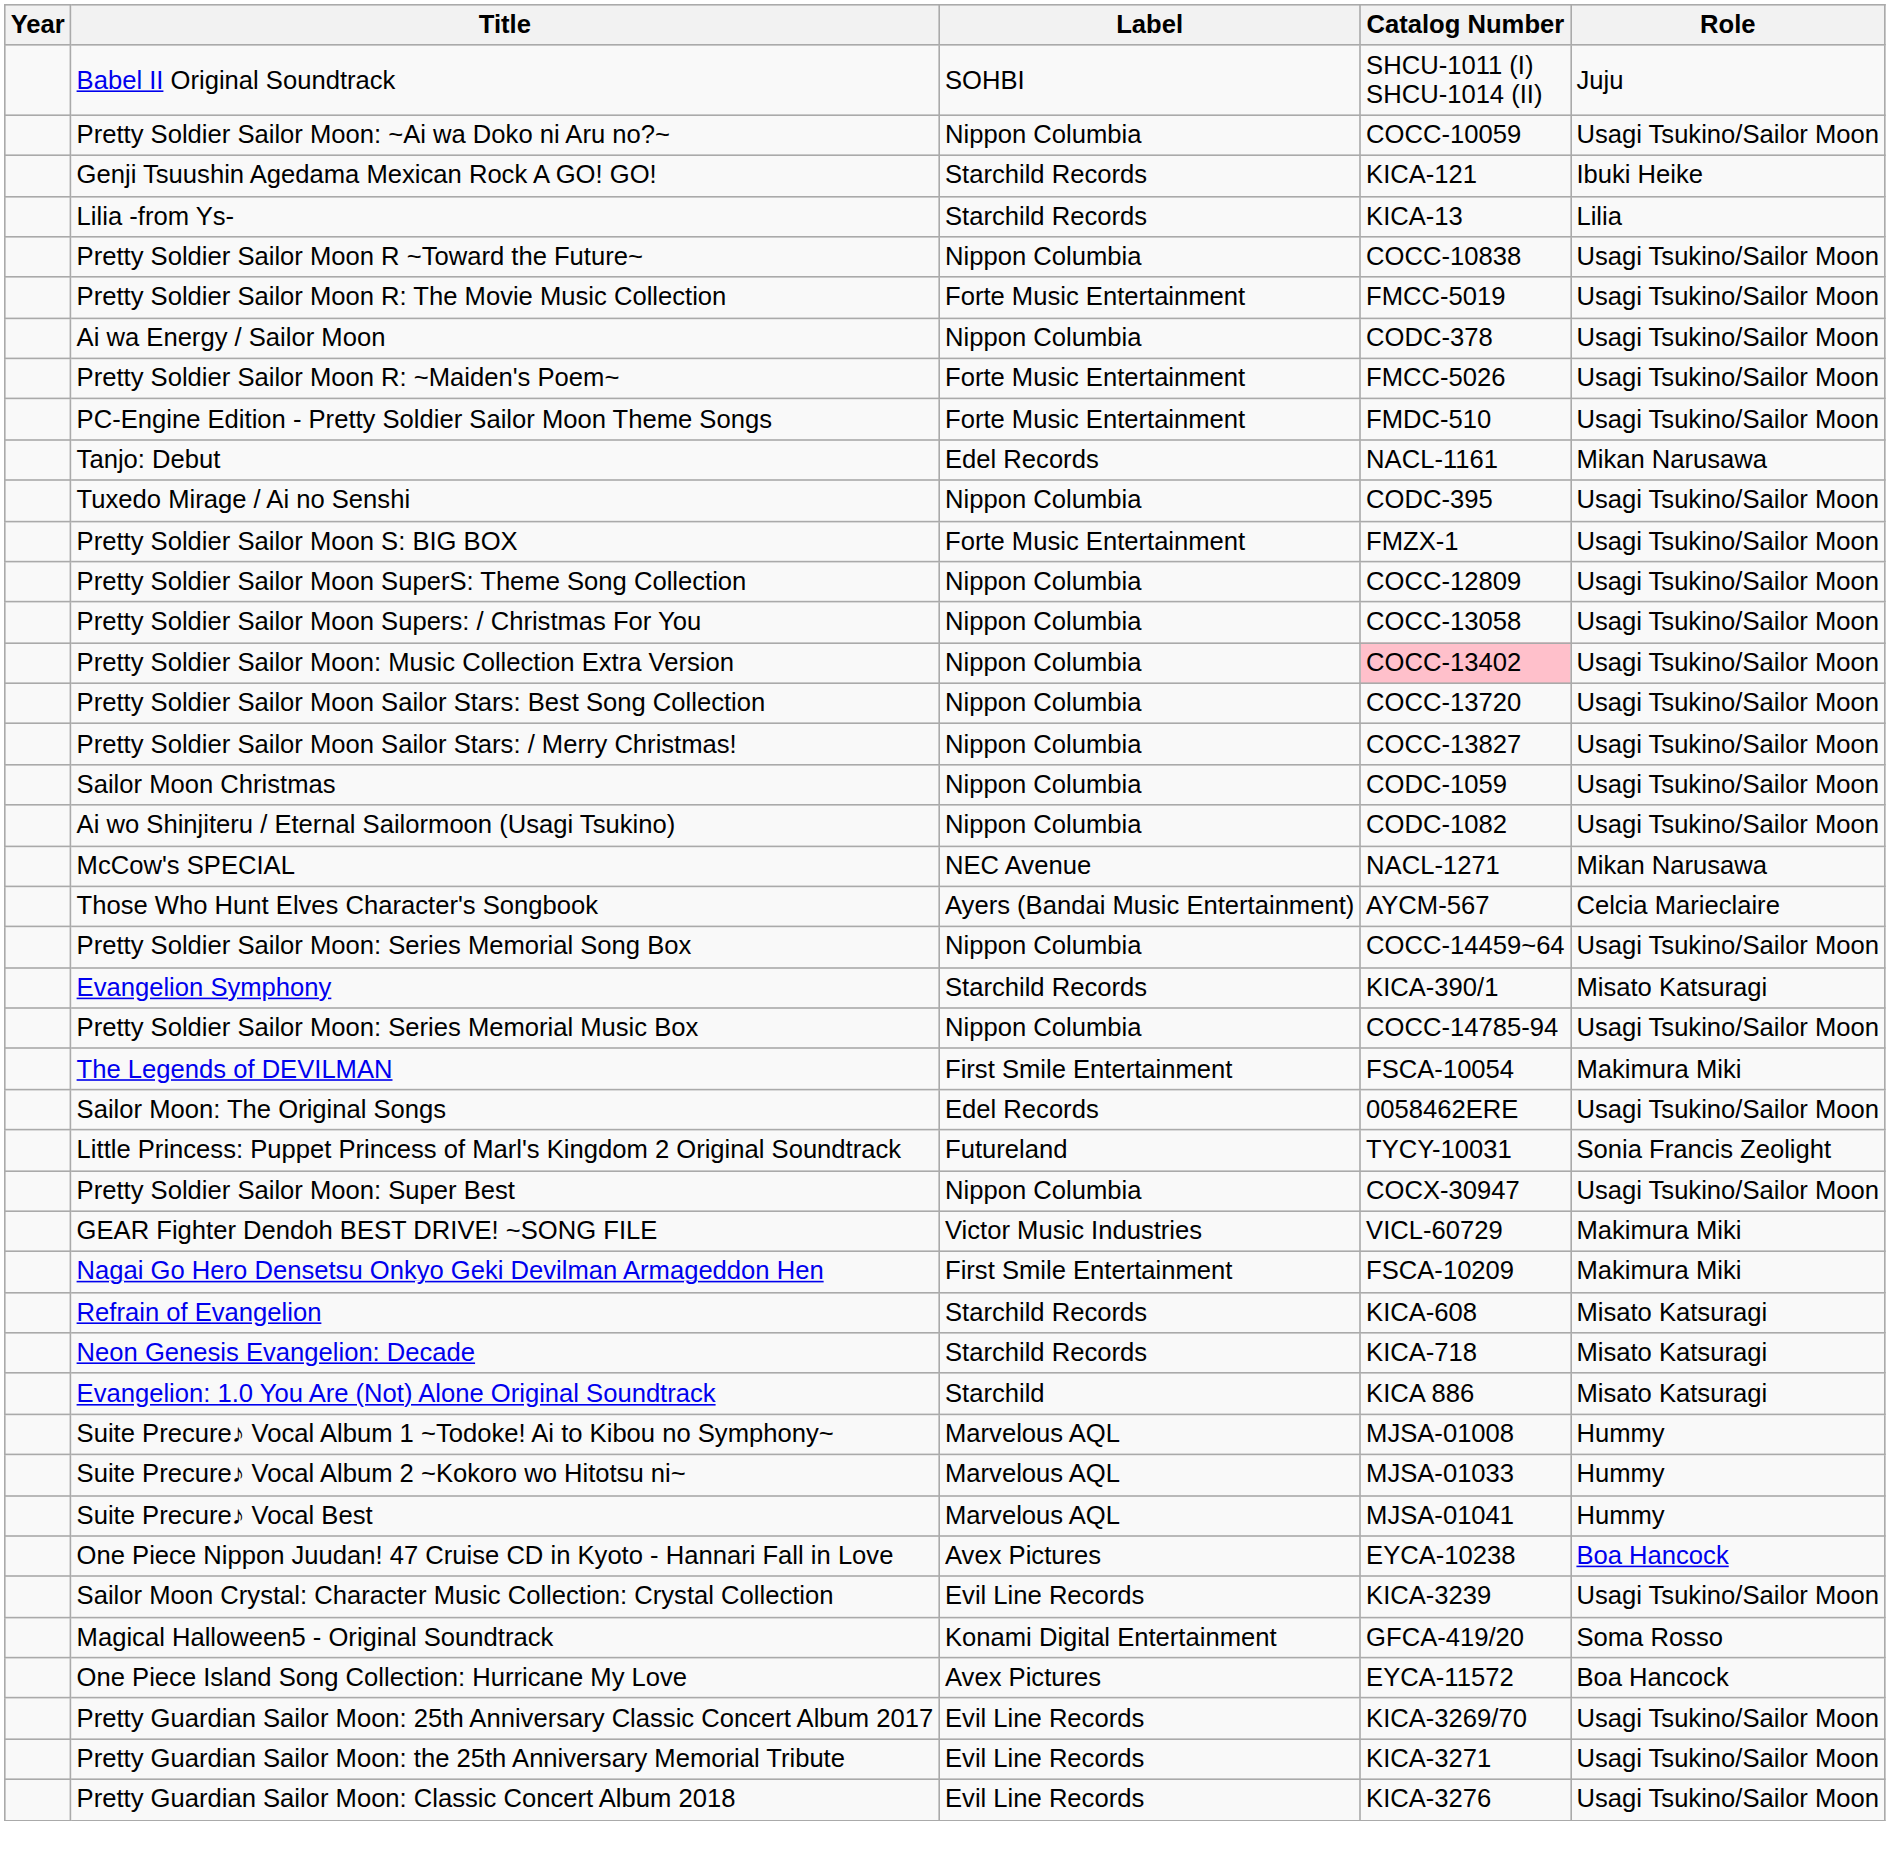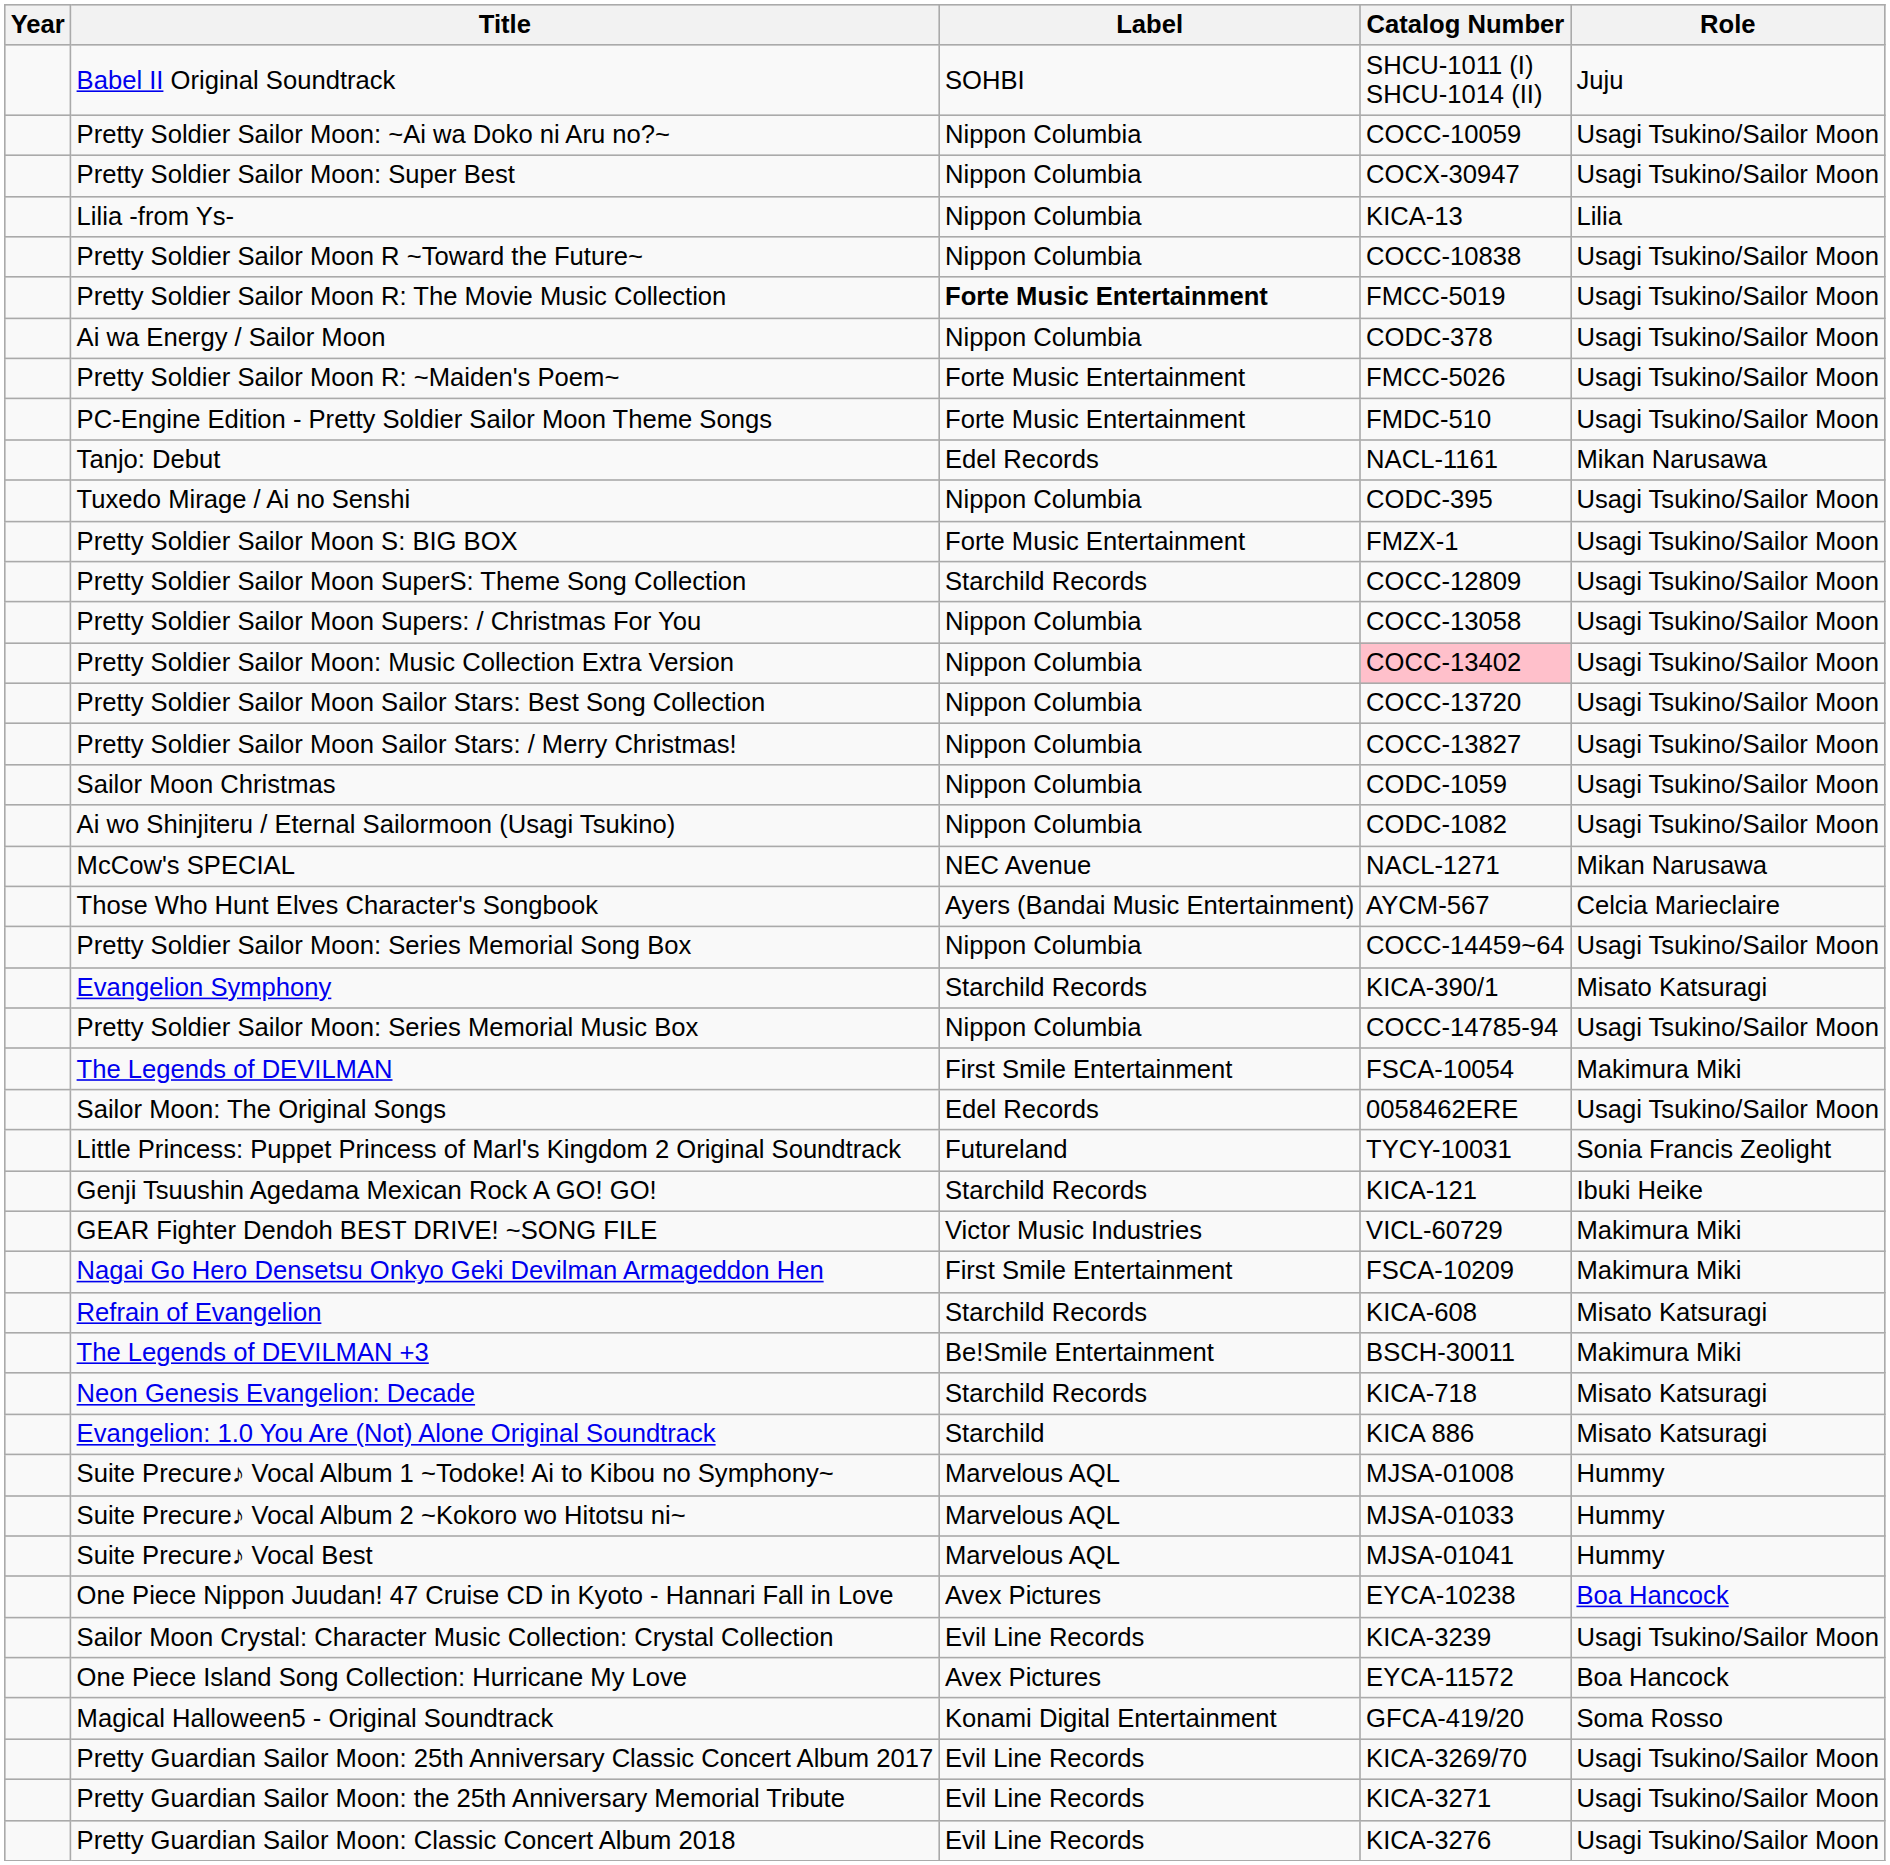rows swapped: (367, 175) <-> (296, 1190)
(1046, 216) Starchild Records -> (1043, 216) Nippon Columbia
(1095, 297) normal -> (1106, 297) bold
(1043, 581) Nippon Columbia -> (1046, 581) Starchild Records
+ row: (253, 1352)
rows swapped: (315, 1636) <-> (382, 1677)
